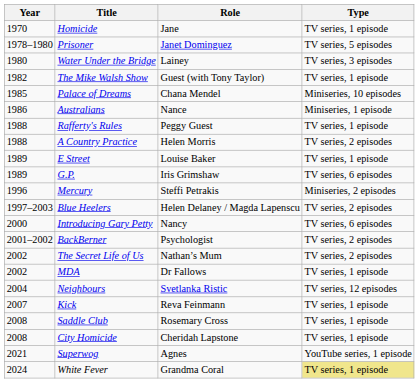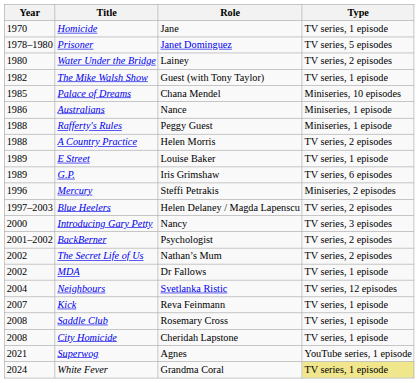(348, 61) TV series, 3 episodes -> (348, 61) TV series, 2 episodes
(346, 126) TV series, 1 episode -> (348, 126) Miniseries, 1 episode
(348, 223) TV series, 6 episodes -> (348, 223) TV series, 3 episodes
